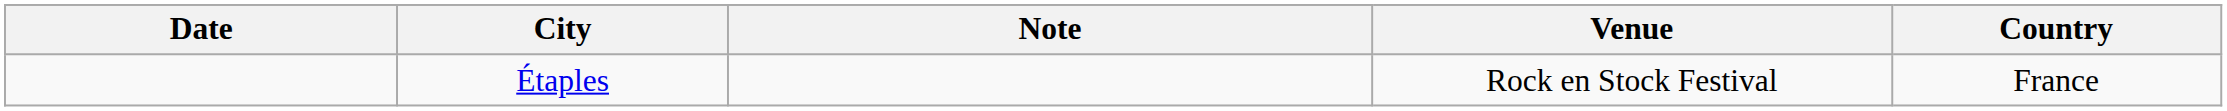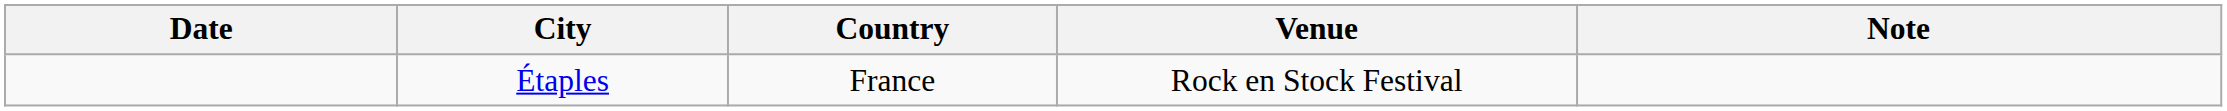columns swapped: (2056, 29) <-> (1050, 29)
